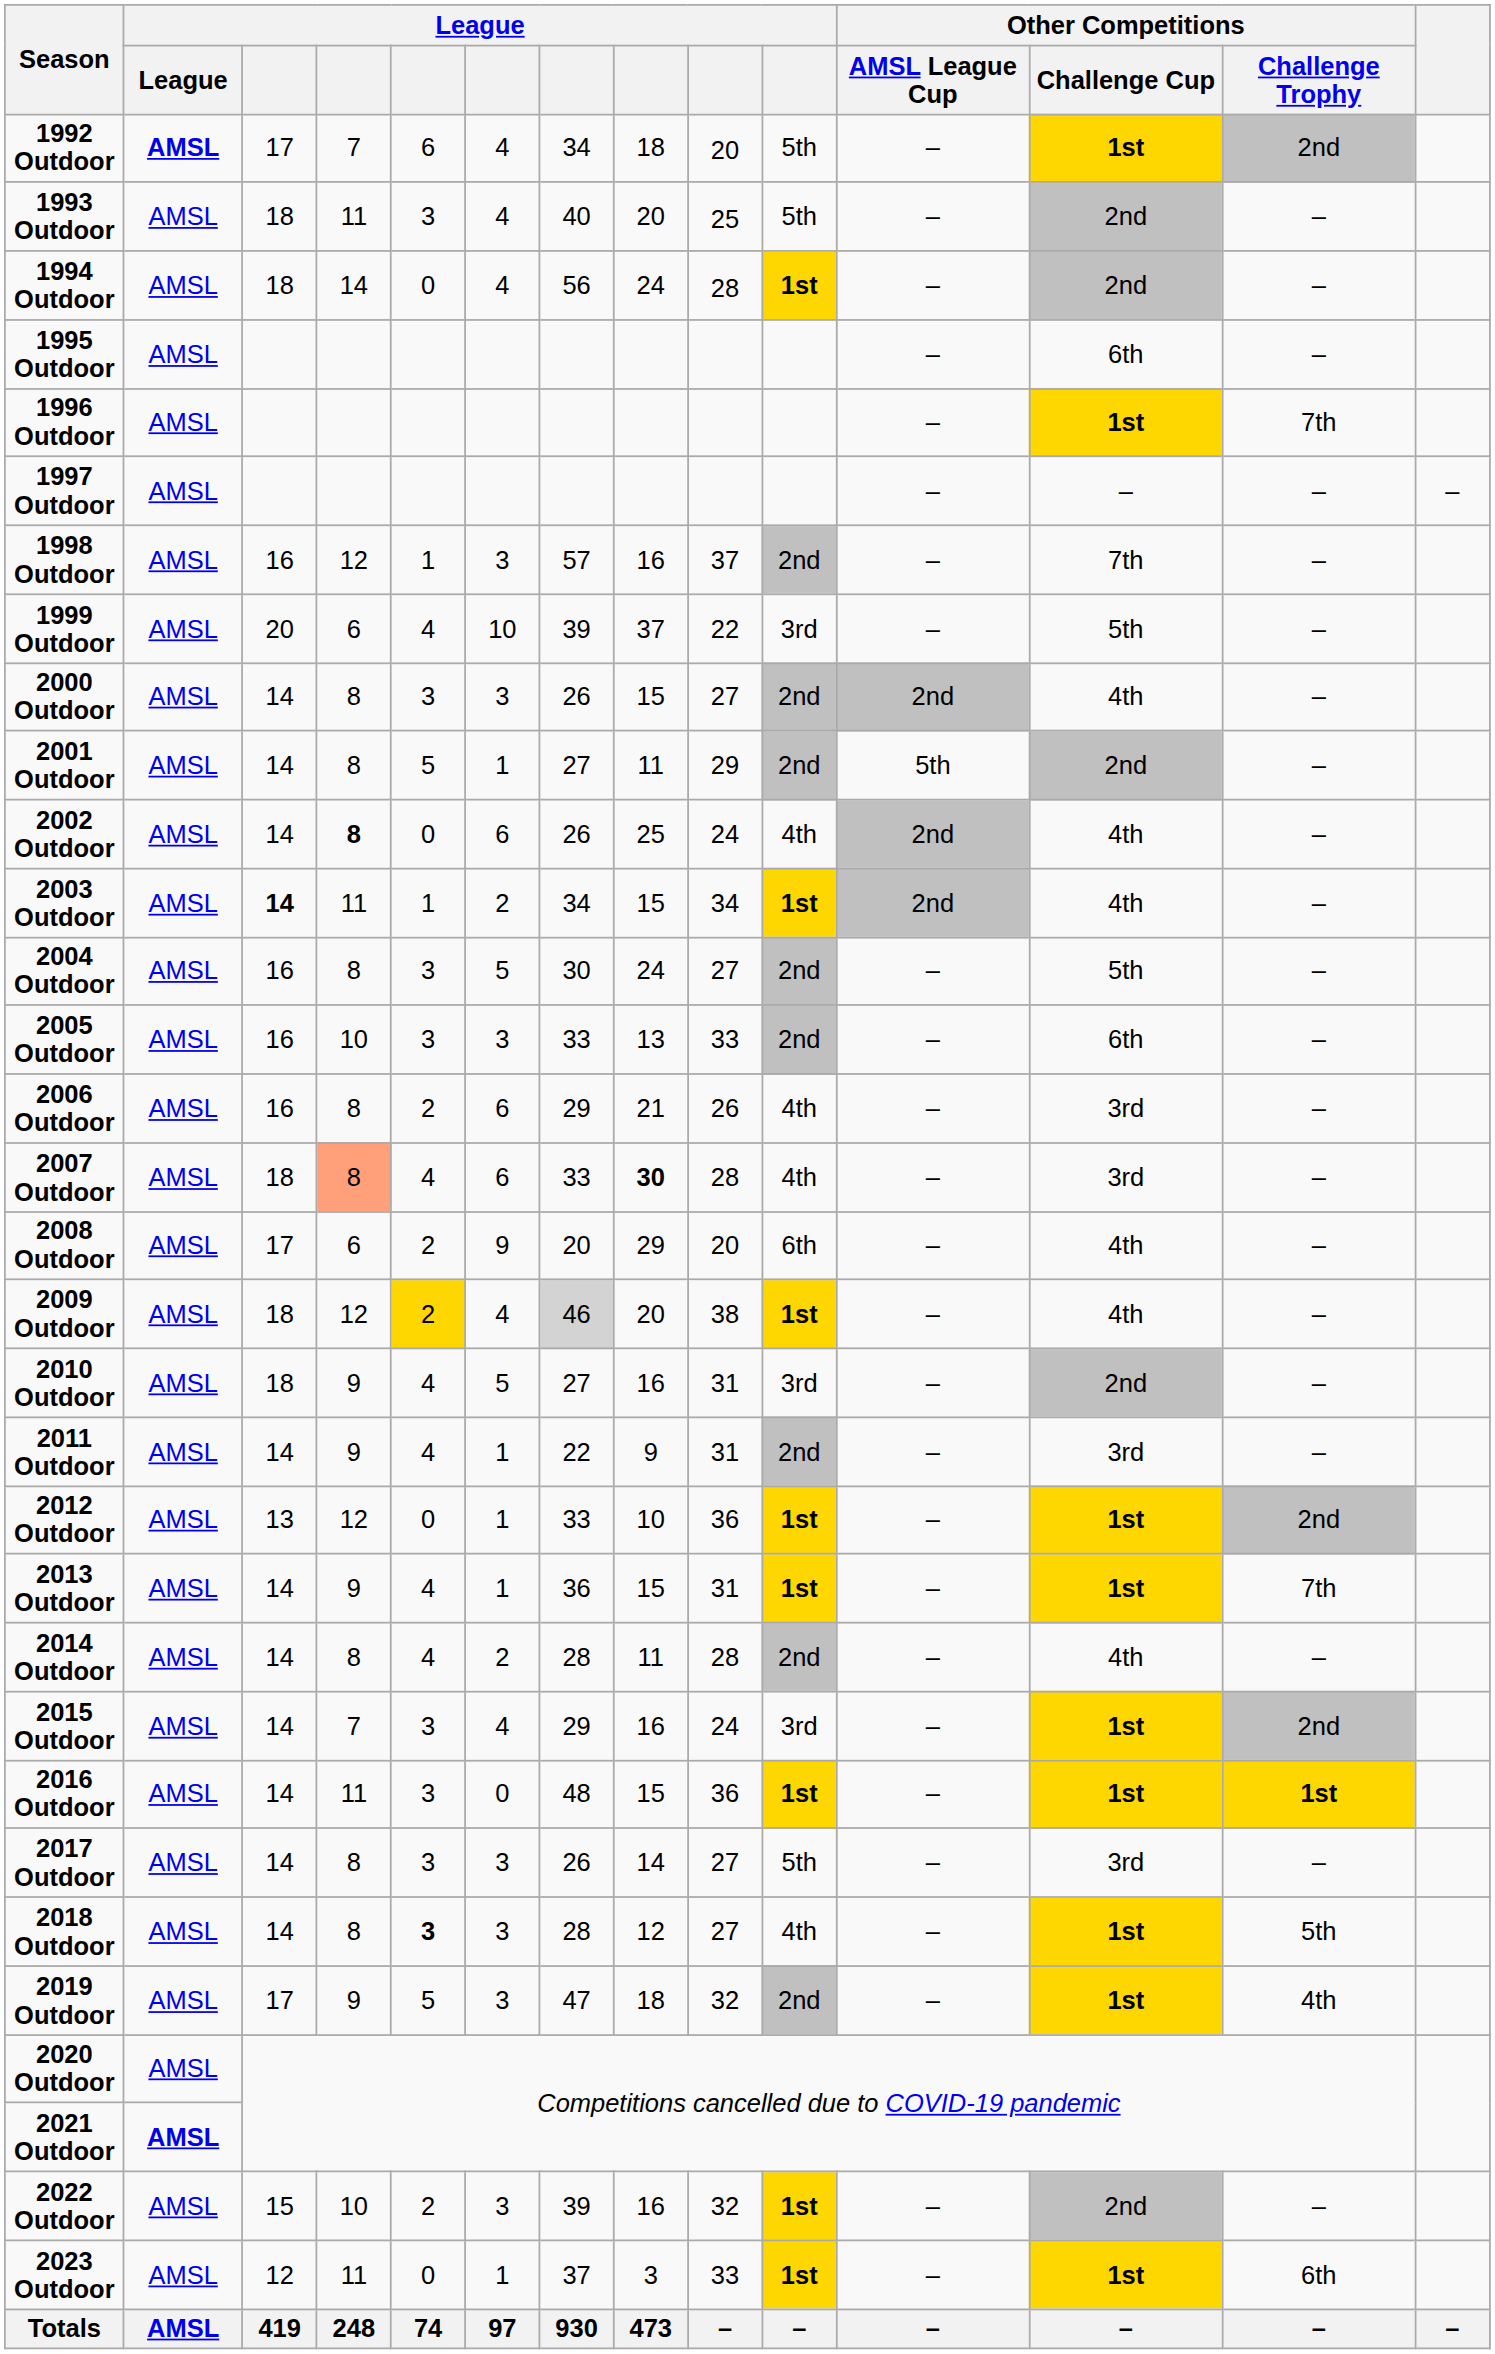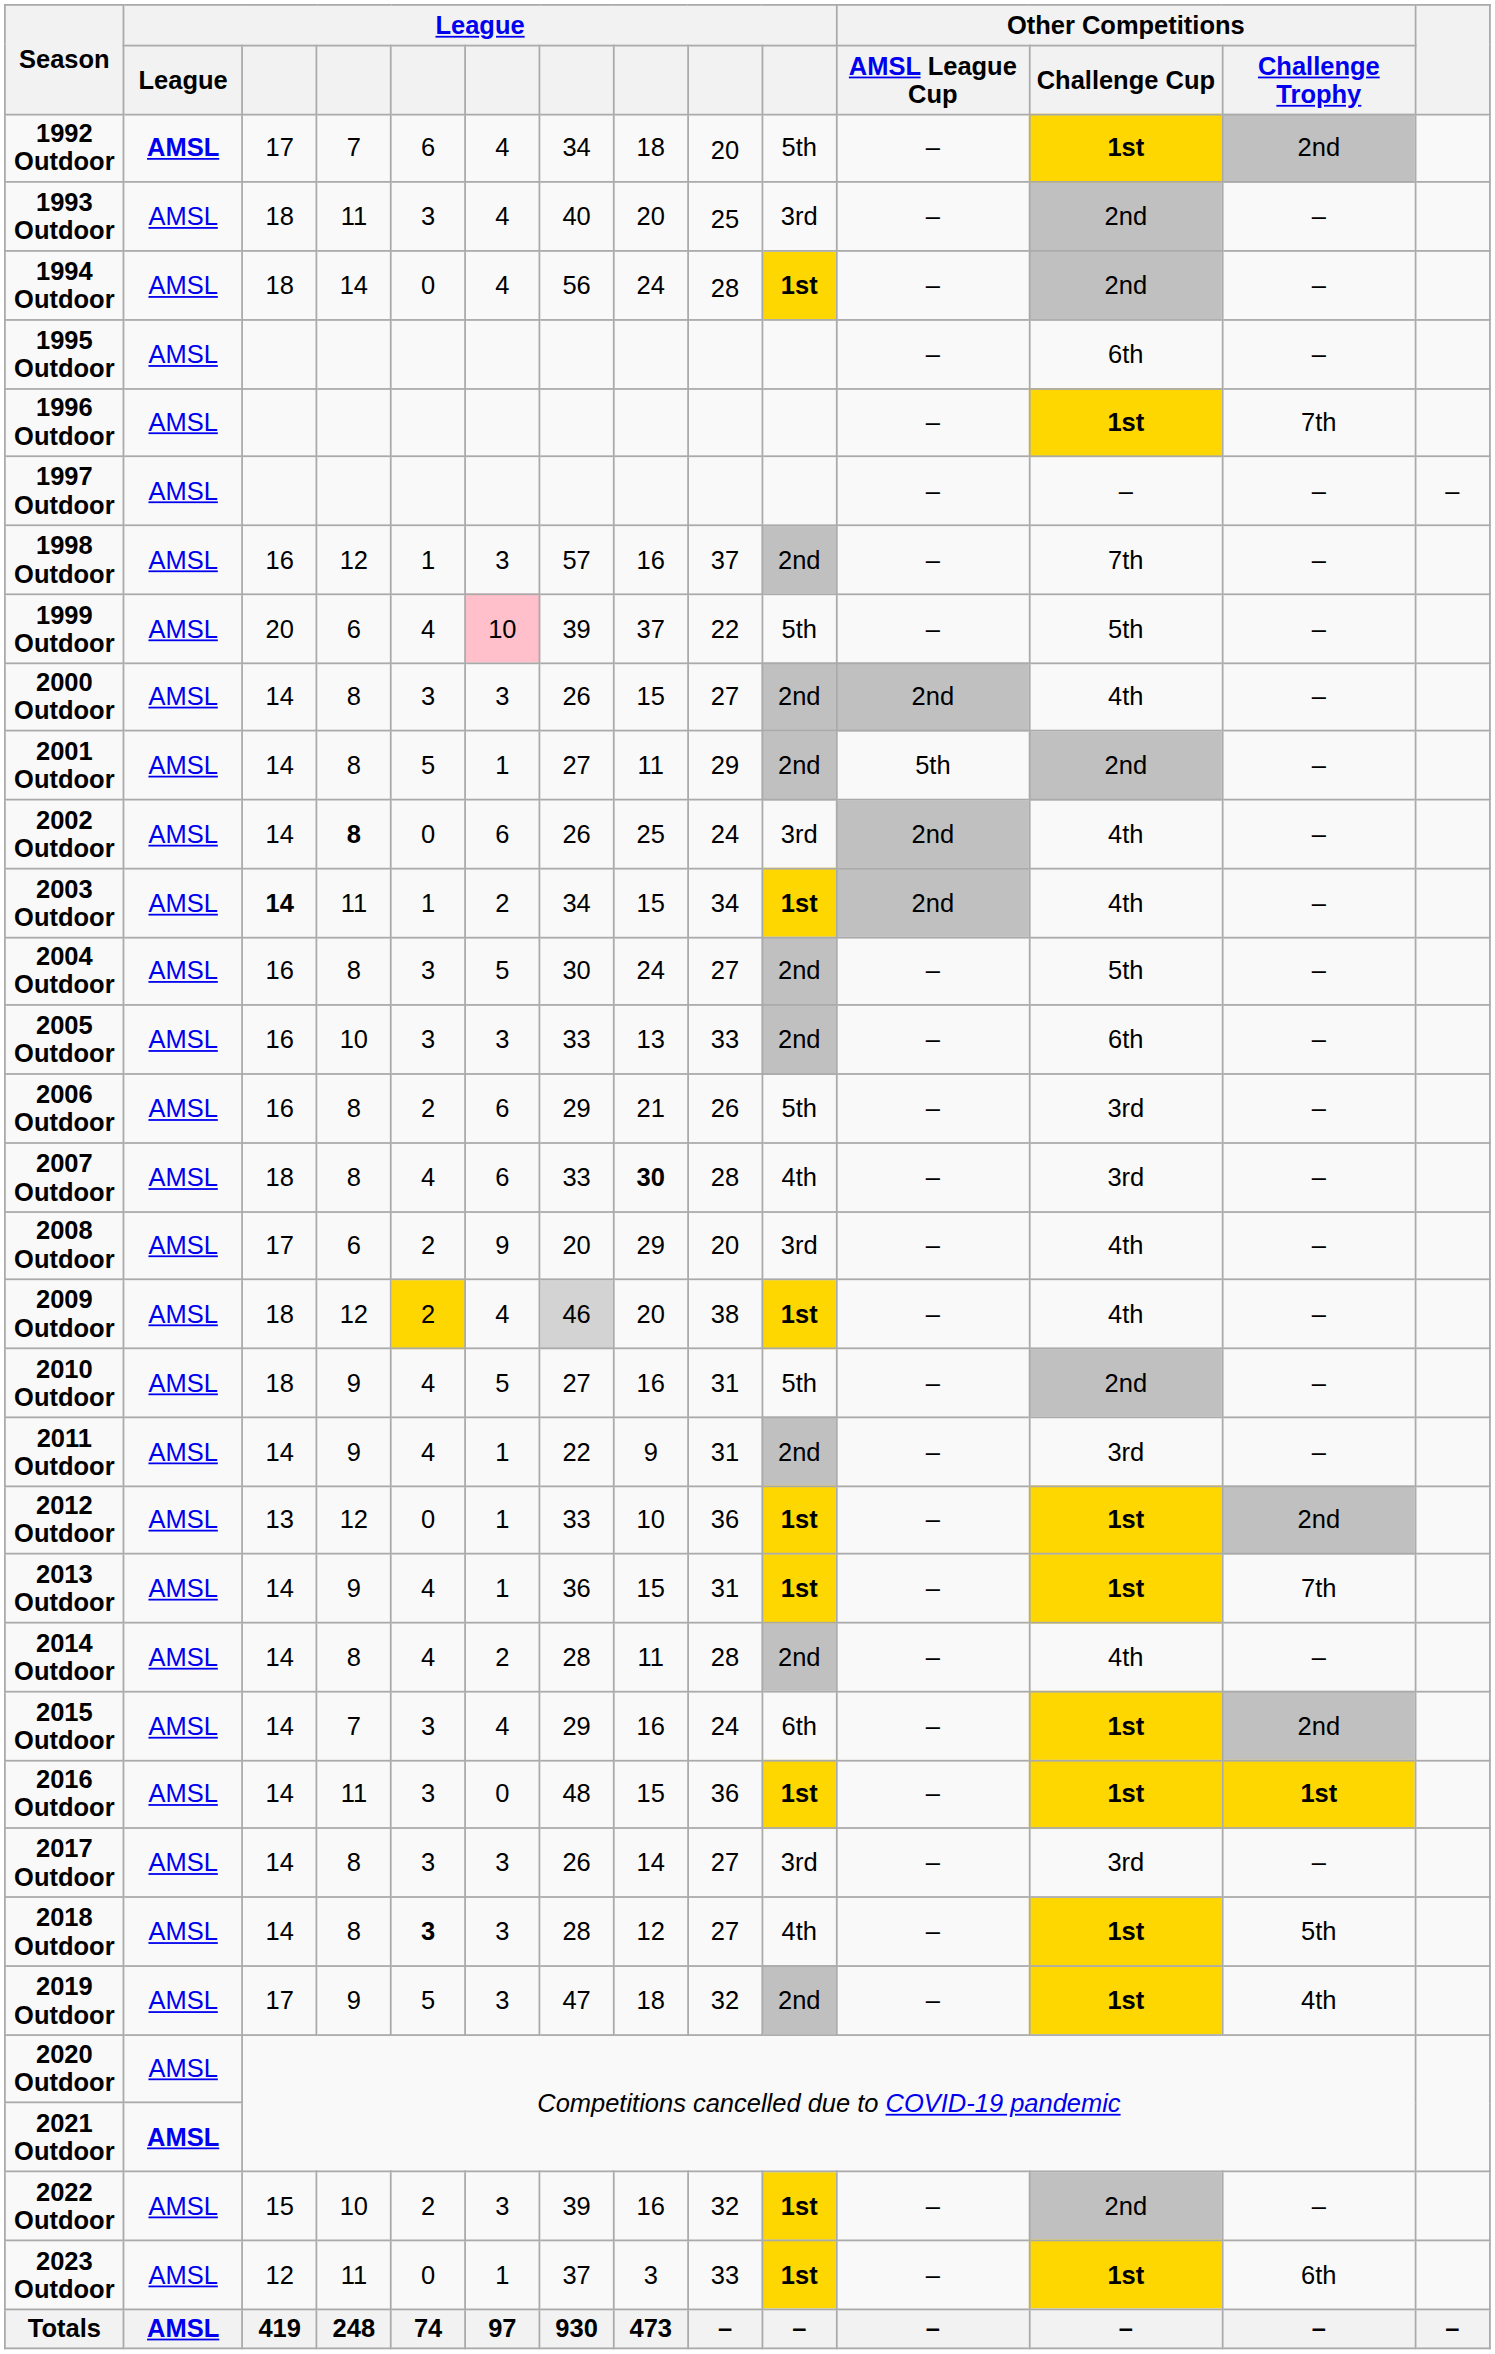(799, 217) 5th -> (799, 217) 3rd
(502, 629) no background -> (502, 629) pink background
(799, 629) 3rd -> (799, 629) 5th
(799, 834) 4th -> (799, 834) 3rd
(799, 1109) 4th -> (799, 1109) 5th
(354, 1177) lightsalmon background -> (354, 1177) no background
(799, 1246) 6th -> (799, 1246) 3rd
(799, 1383) 3rd -> (799, 1383) 5th
(799, 1726) 3rd -> (799, 1726) 6th
(799, 1863) 5th -> (799, 1863) 3rd
